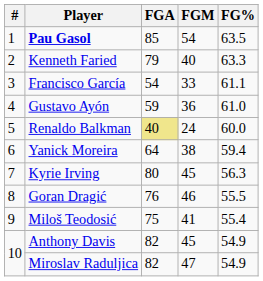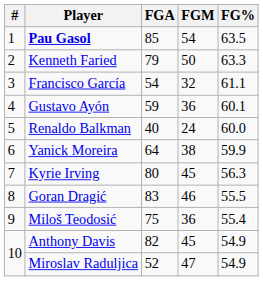(188, 60) 40 -> (188, 60) 50
(188, 83) 33 -> (188, 83) 32
(234, 106) 61.0 -> (234, 106) 60.1
(152, 128) khaki background -> (152, 128) no background
(234, 151) 59.4 -> (234, 151) 59.9
(152, 196) 76 -> (152, 196) 83
(188, 219) 41 -> (188, 219) 36
(152, 264) 82 -> (152, 264) 52
